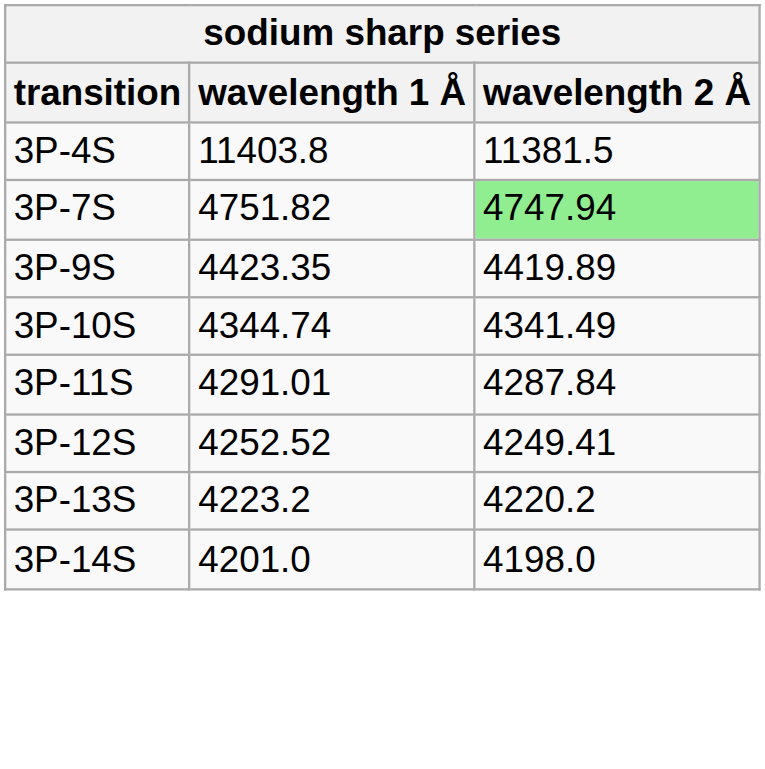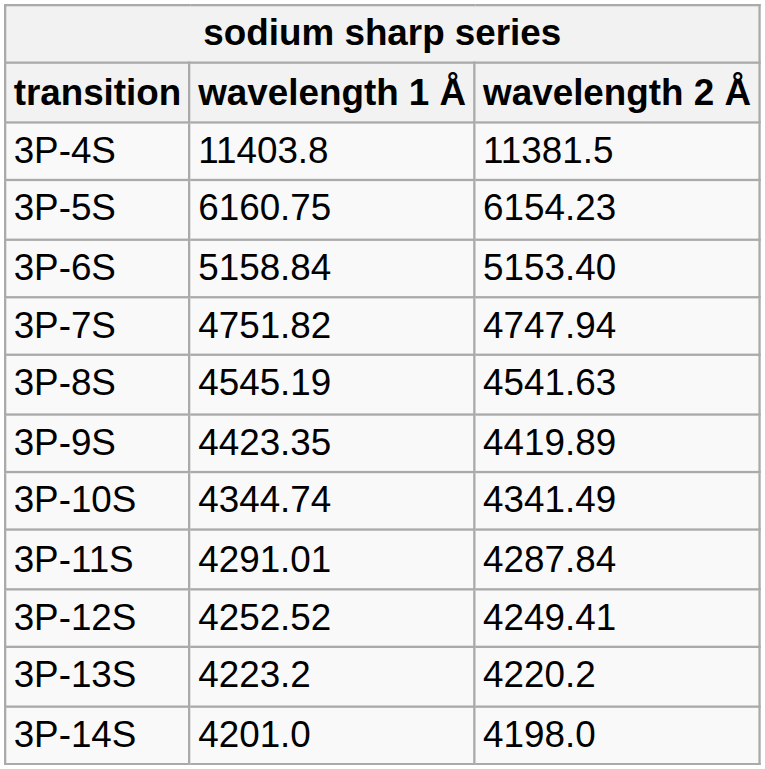+ row: (65, 208)
+ row: (65, 267)
(550, 208) lightgreen background -> (550, 325) no background
+ row: (65, 383)
